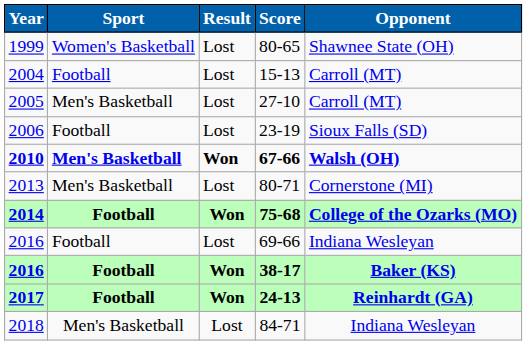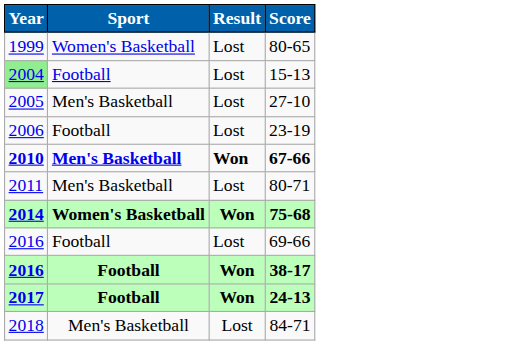- column: (413, 18)
(26, 74) no background -> (26, 74) lightgreen background
(26, 185) 2013 -> (26, 185) 2011
(123, 213) Football -> (128, 213) Women's Basketball
